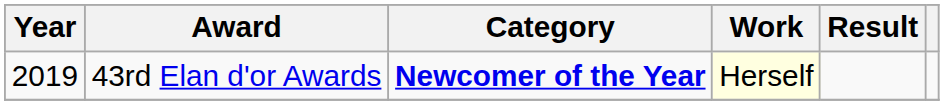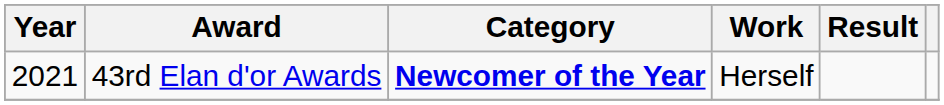(45, 75) 2019 -> (45, 75) 2021
(766, 75) lightyellow background -> (766, 75) no background
